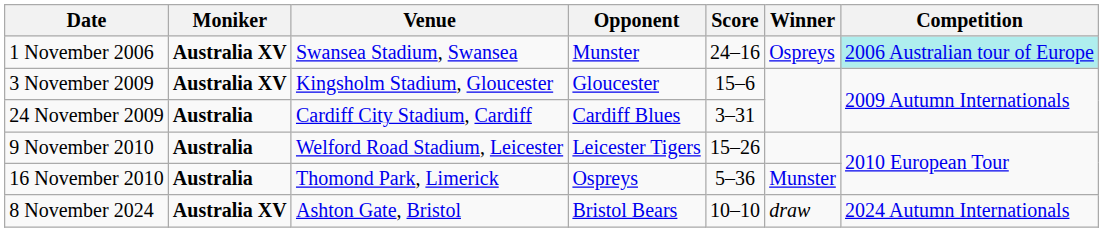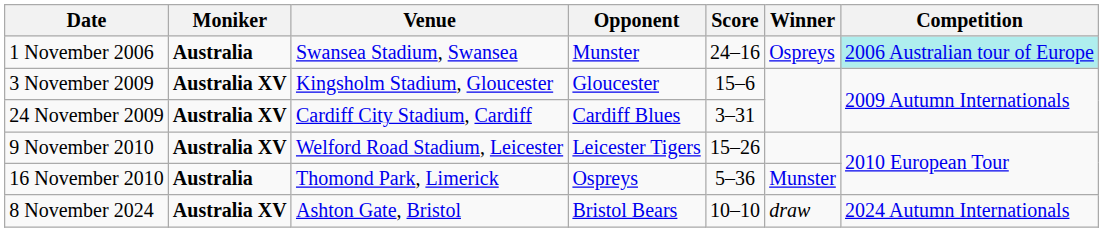(230, 52) Australia XV -> (213, 52) Australia
(213, 115) Australia -> (230, 115) Australia XV
(213, 147) Australia -> (230, 147) Australia XV
